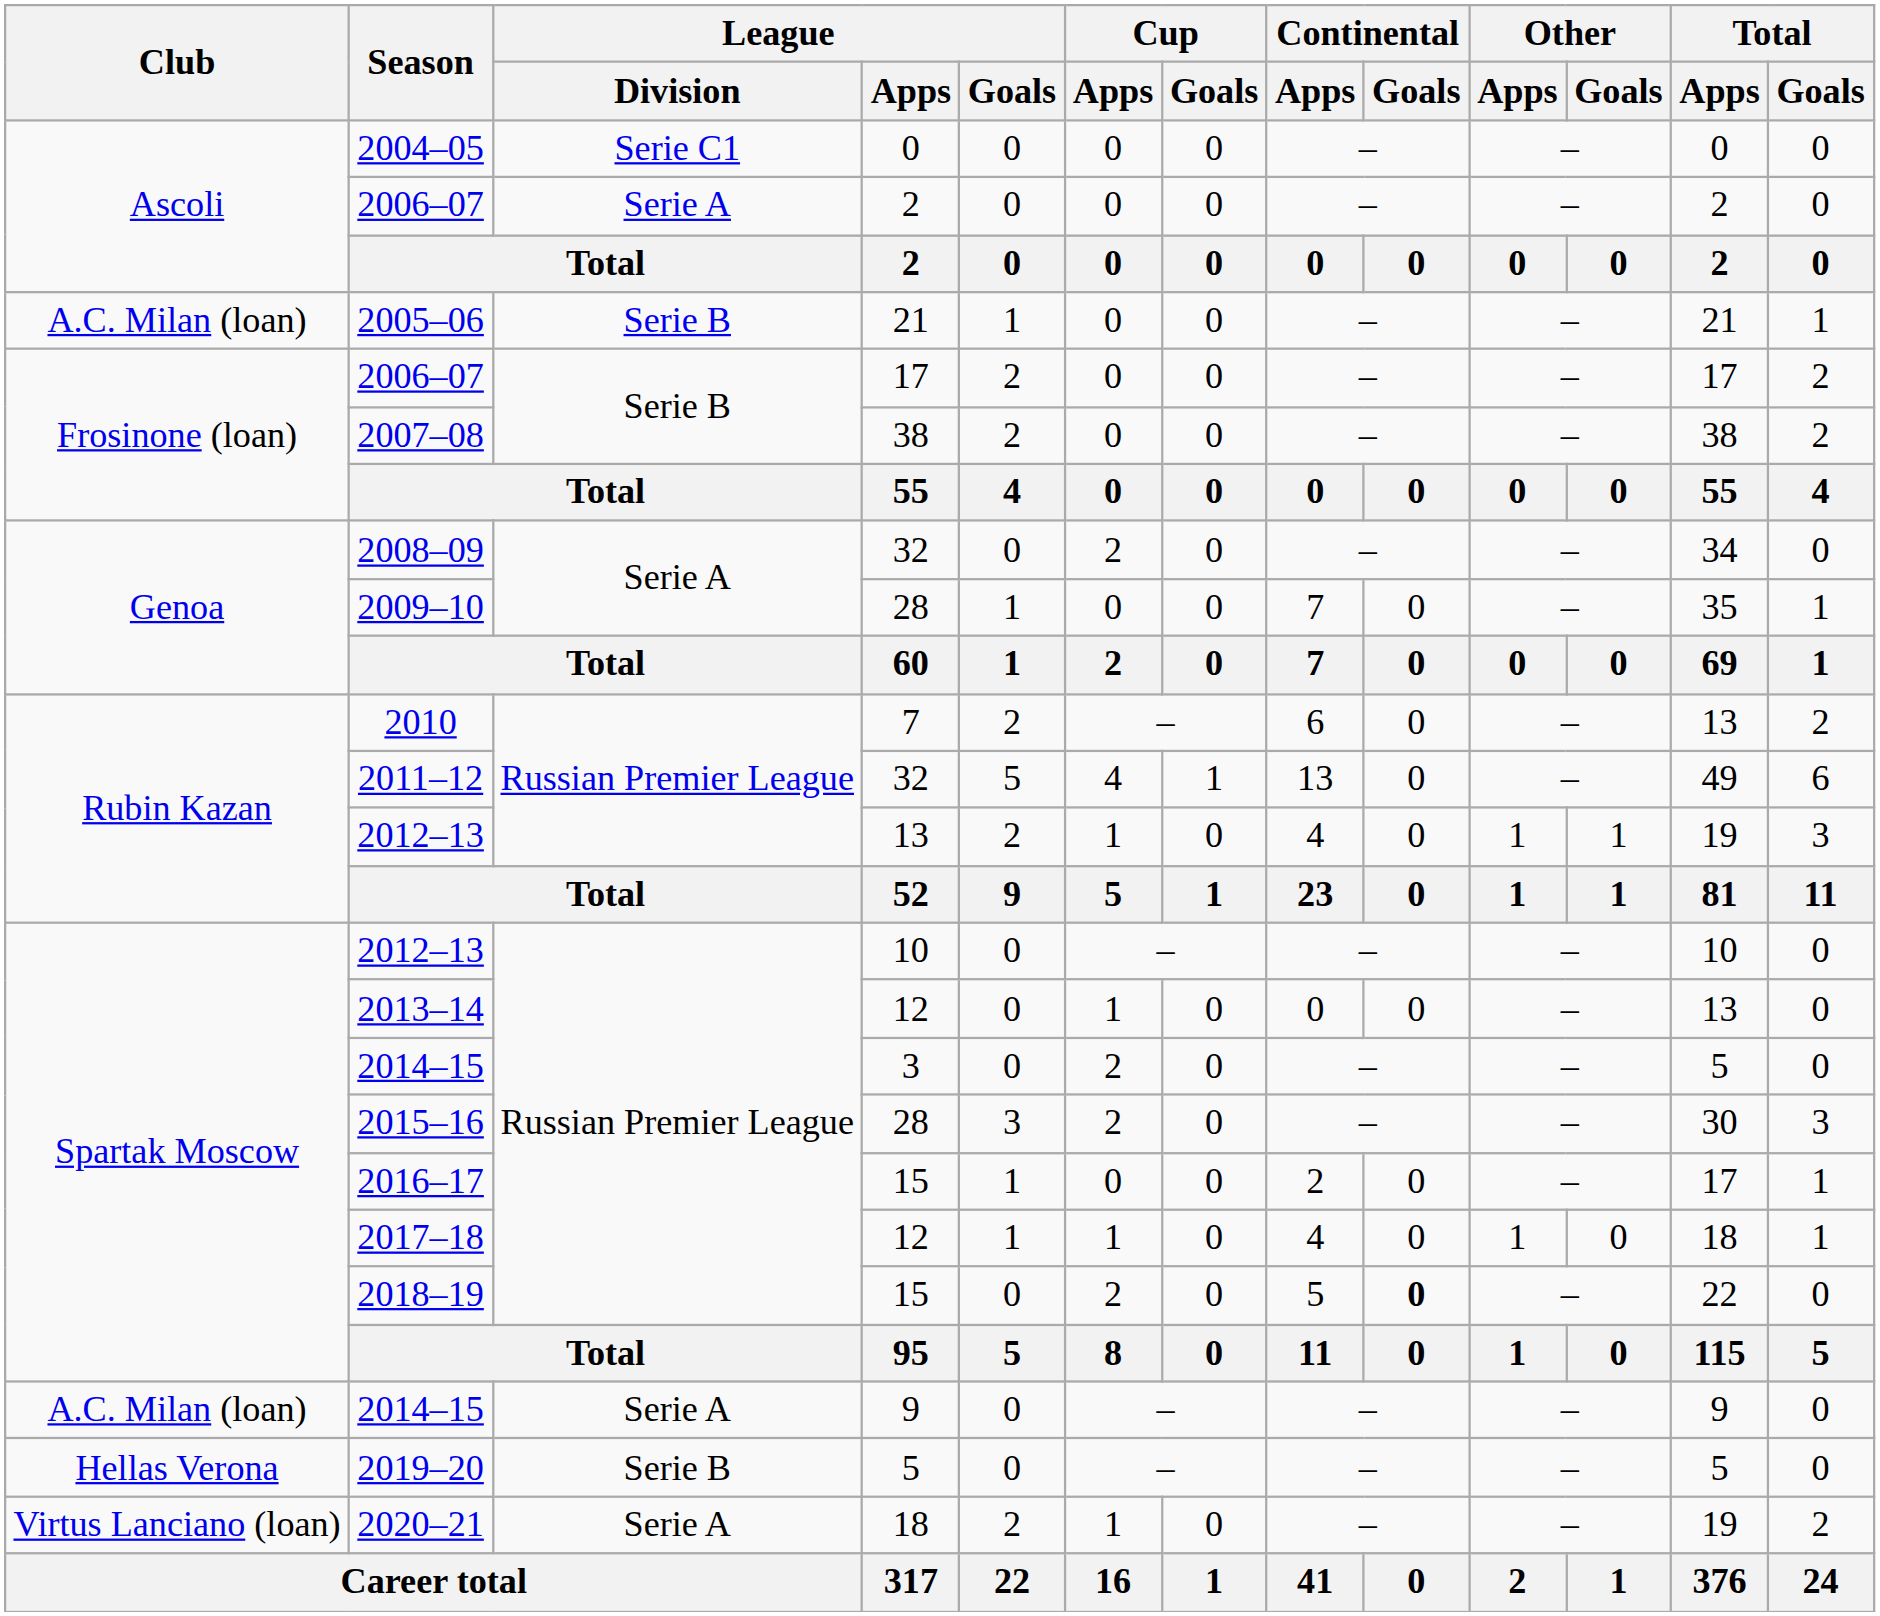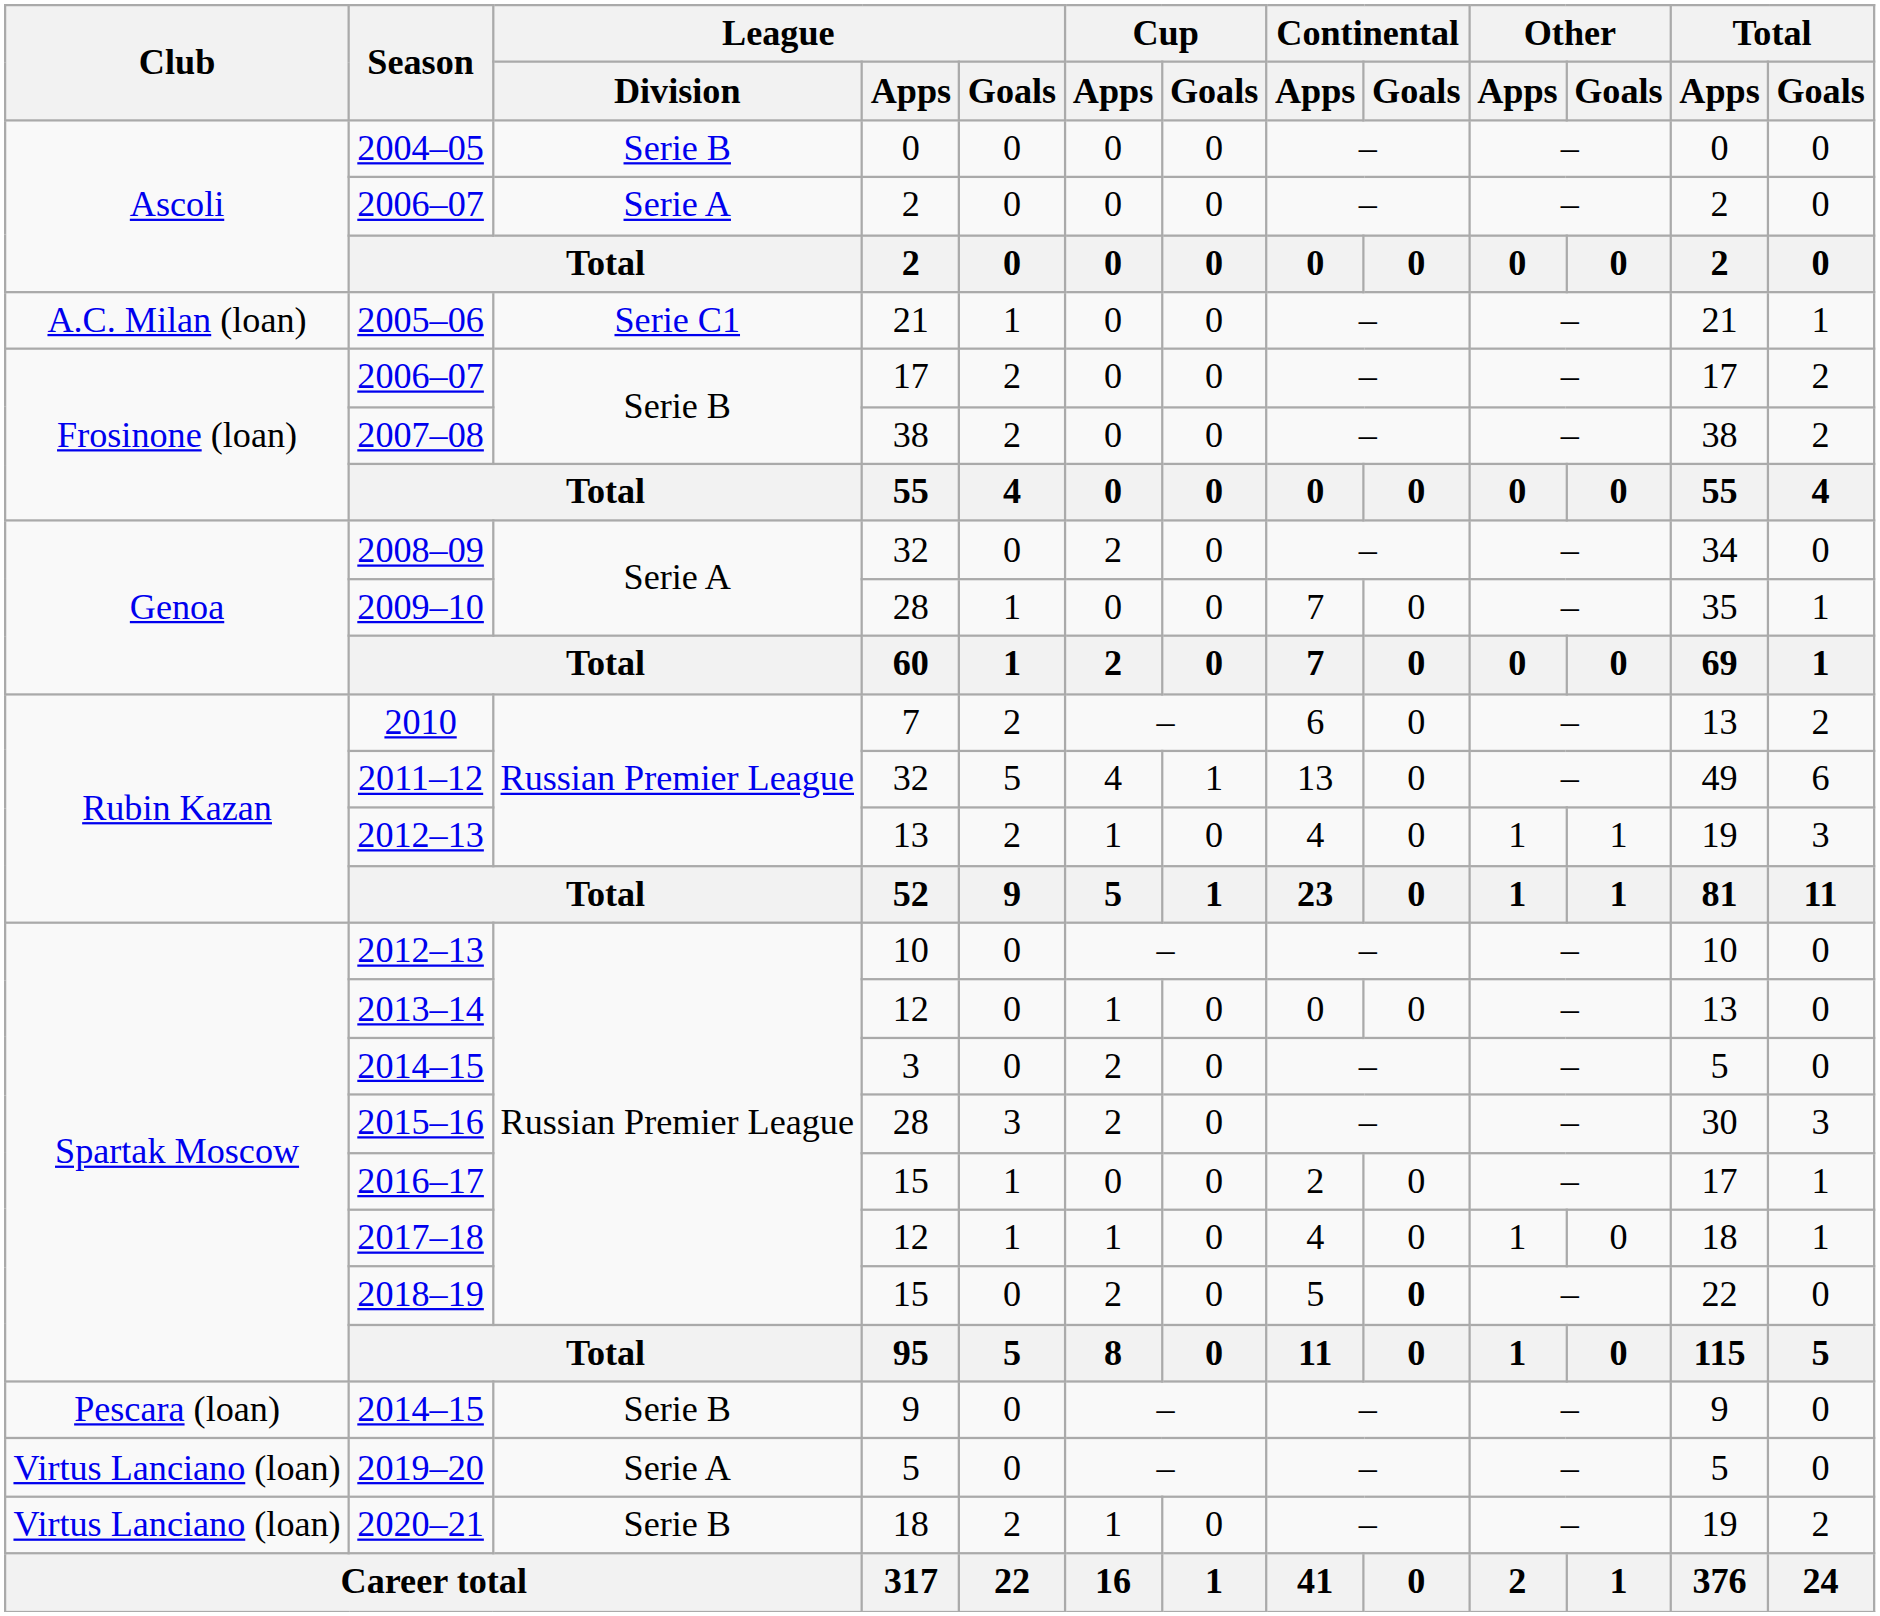(677, 147) Serie C1 -> (677, 147) Serie B
(677, 319) Serie B -> (677, 319) Serie C1
(177, 1409) A.C. Milan (loan) -> (177, 1409) Pescara (loan)
(677, 1409) Serie A -> (677, 1409) Serie B
(177, 1466) Hellas Verona -> (177, 1466) Virtus Lanciano (loan)
(677, 1466) Serie B -> (677, 1466) Serie A
(677, 1524) Serie A -> (677, 1524) Serie B
